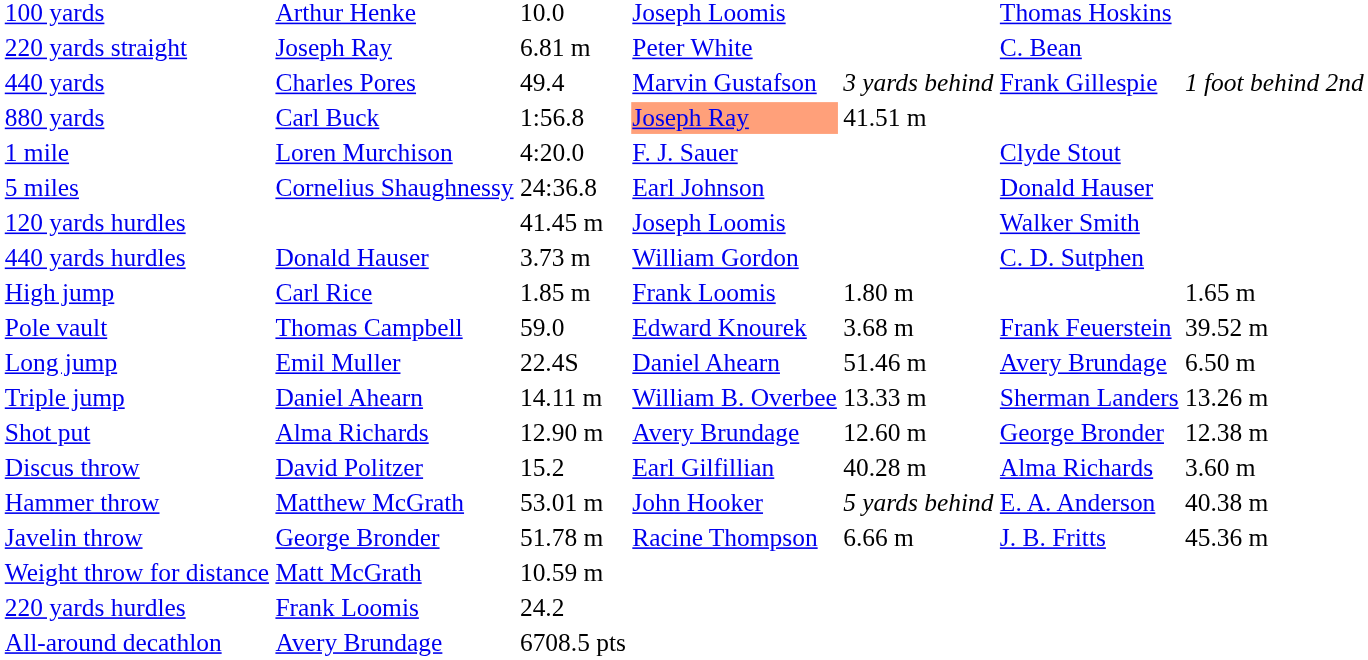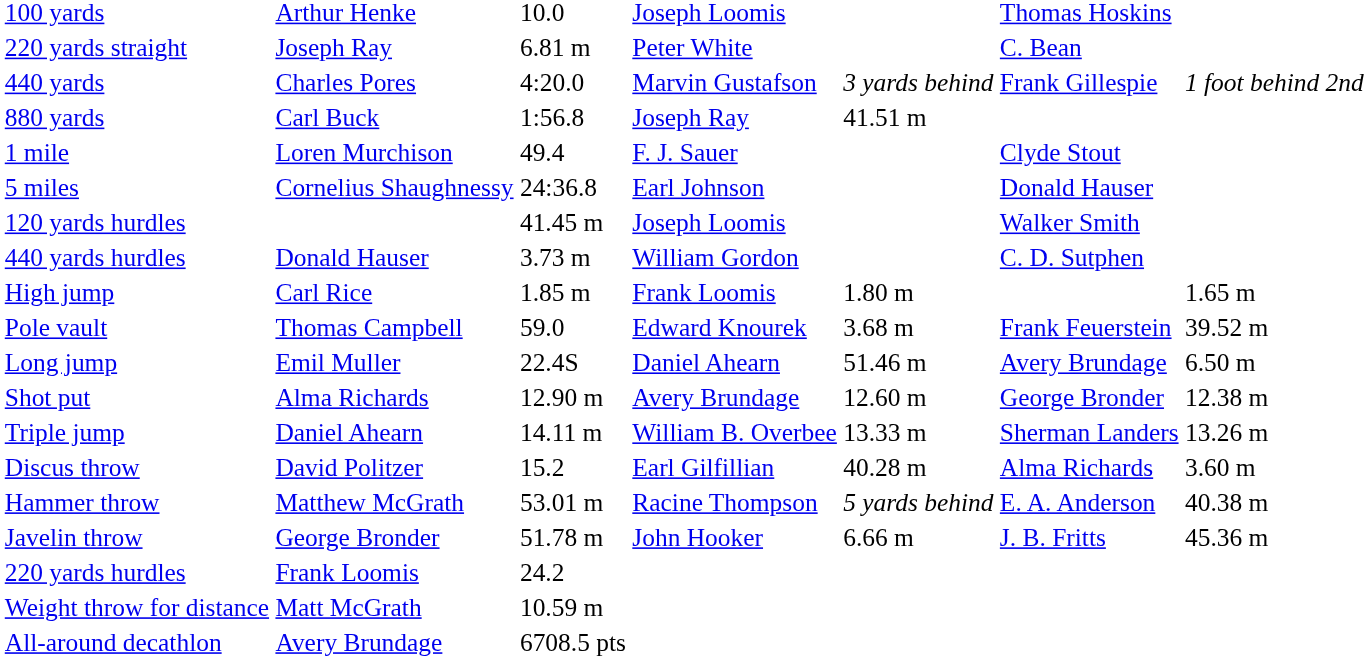(542, 82) 49.4 -> (552, 82) 4:20.0
(691, 117) lightsalmon background -> (691, 117) no background
(552, 152) 4:20.0 -> (542, 152) 49.4
rows swapped: (65, 397) <-> (48, 432)
(698, 502) John Hooker -> (725, 502) Racine Thompson
(725, 537) Racine Thompson -> (698, 537) John Hooker
rows swapped: (95, 607) <-> (137, 572)
